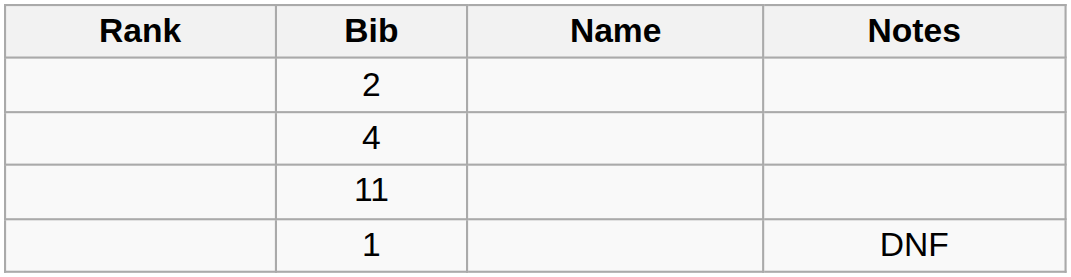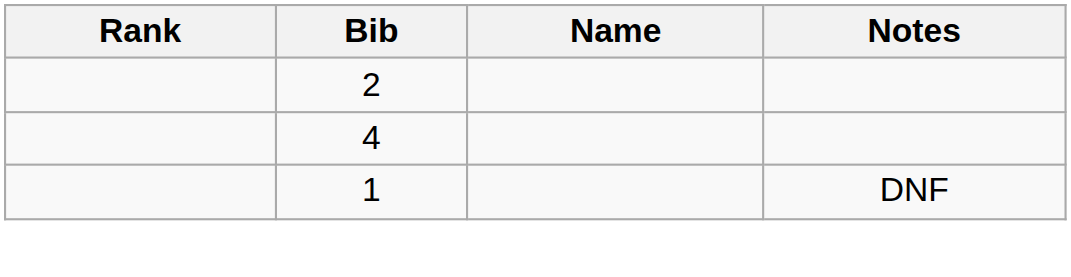- row: (371, 191)
